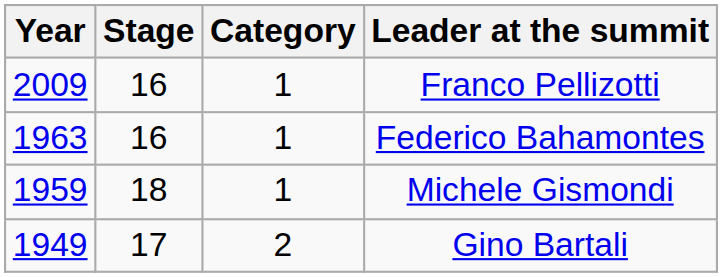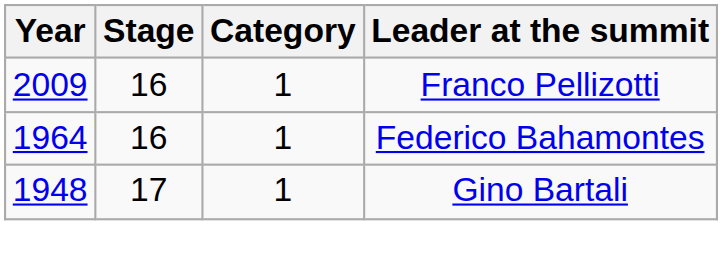(50, 137) 1963 -> (50, 137) 1964
- row: (540, 191)
(50, 244) 1949 -> (50, 191) 1948
(283, 244) 2 -> (283, 191) 1
